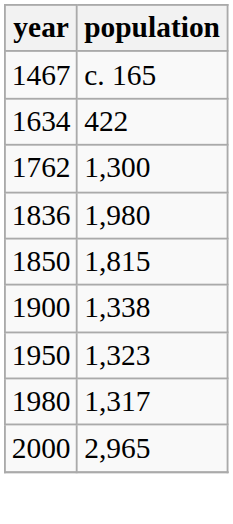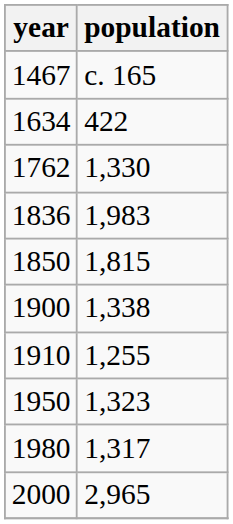(117, 167) 1,300 -> (117, 167) 1,330
(117, 214) 1,980 -> (117, 214) 1,983
+ row: (41, 354)
